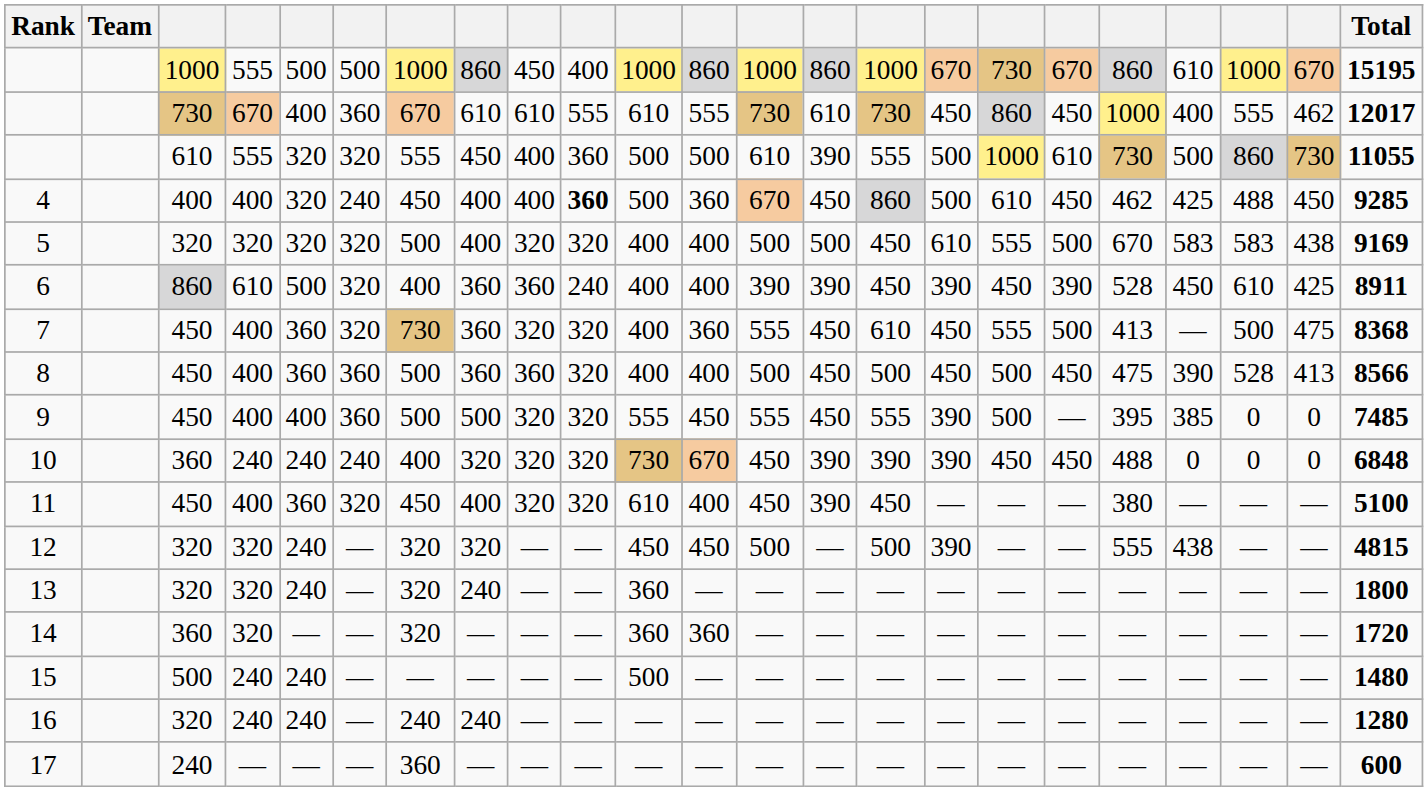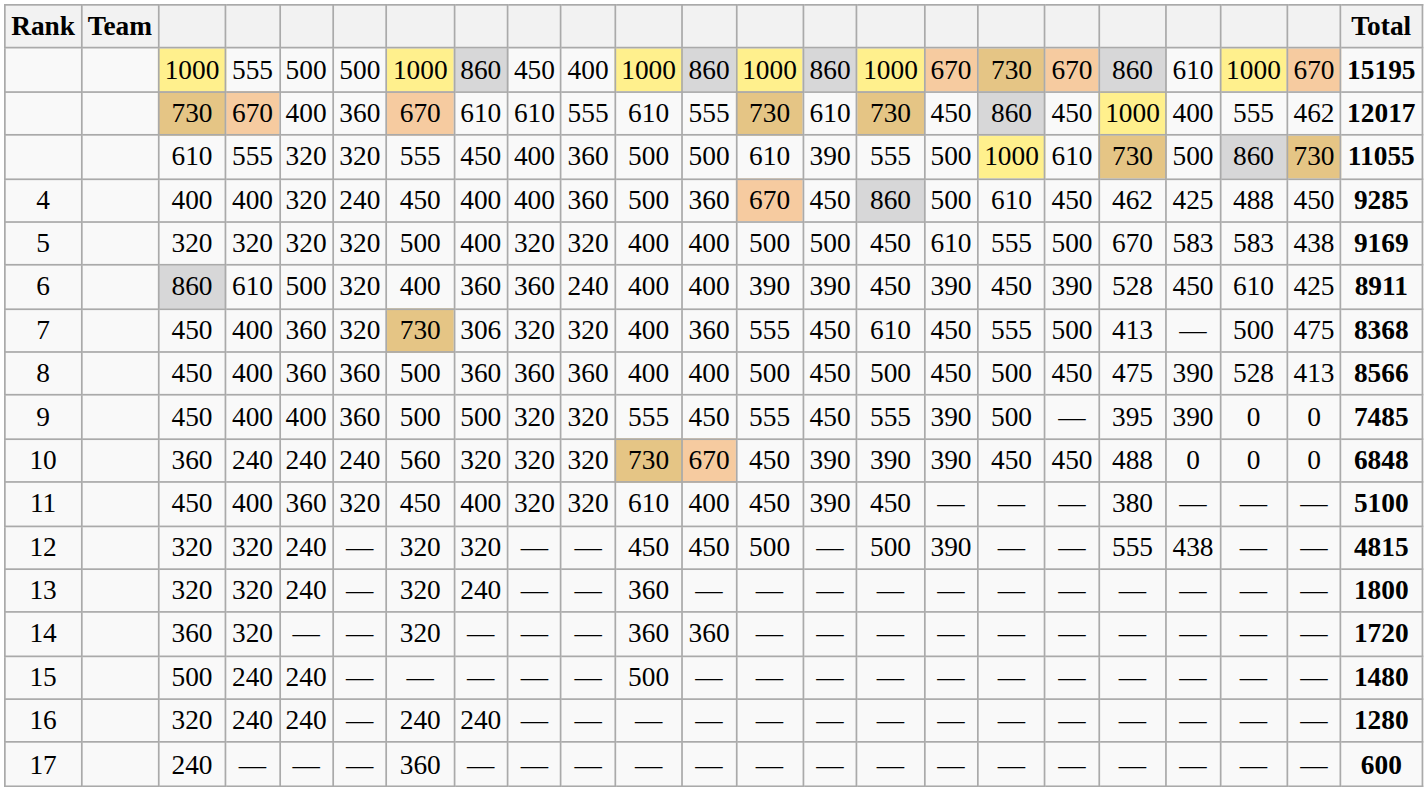(588, 199) bold -> (588, 199) normal
(481, 329) 360 -> (481, 329) 306
(588, 373) 320 -> (588, 373) 360
(1193, 416) 385 -> (1193, 416) 390
(420, 460) 400 -> (420, 460) 560
